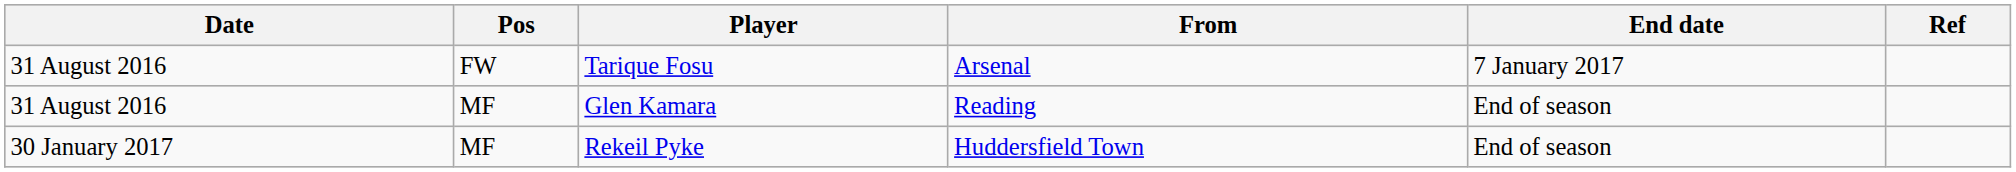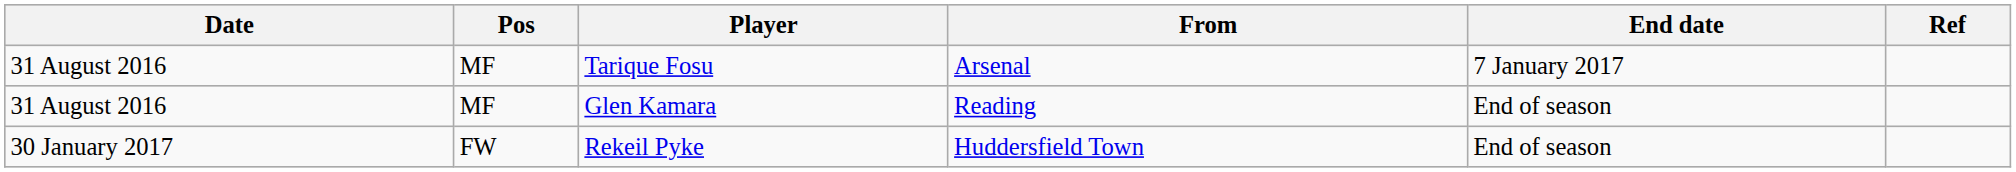(478, 65) FW -> (477, 65) MF
(477, 146) MF -> (478, 146) FW
